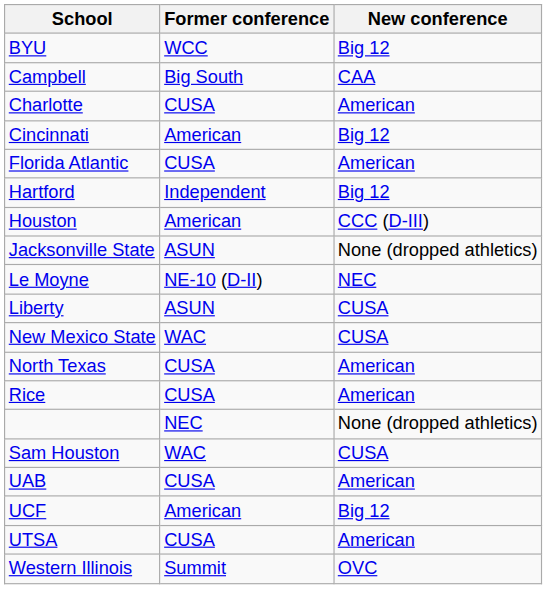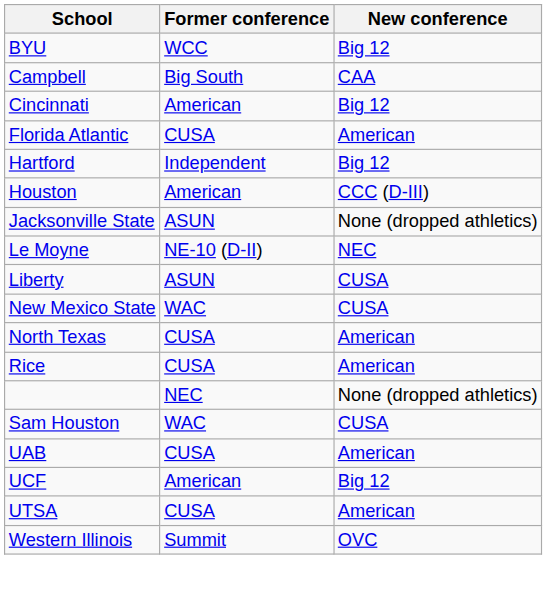- row: (46, 105)
